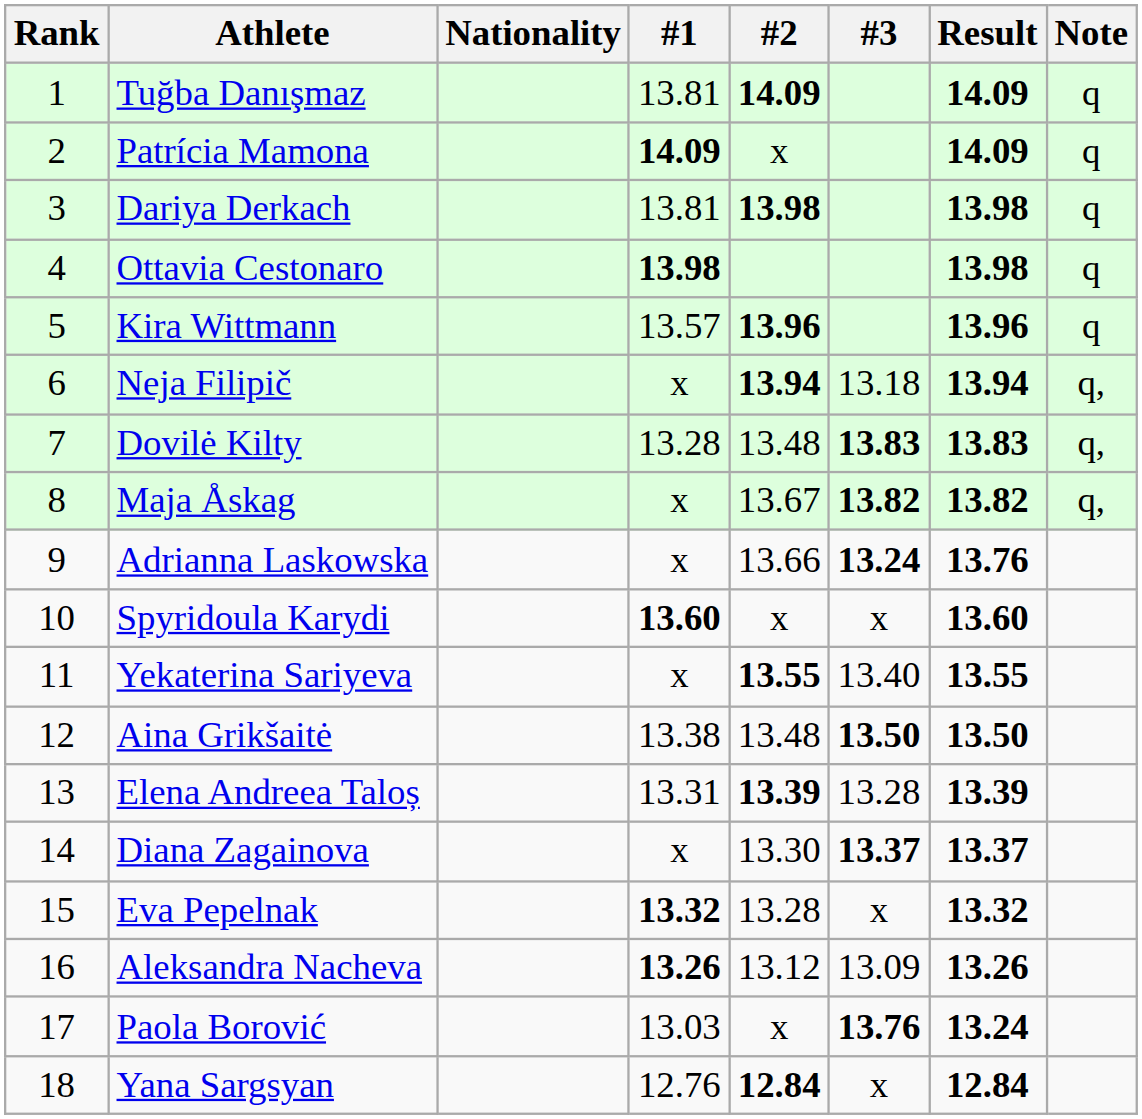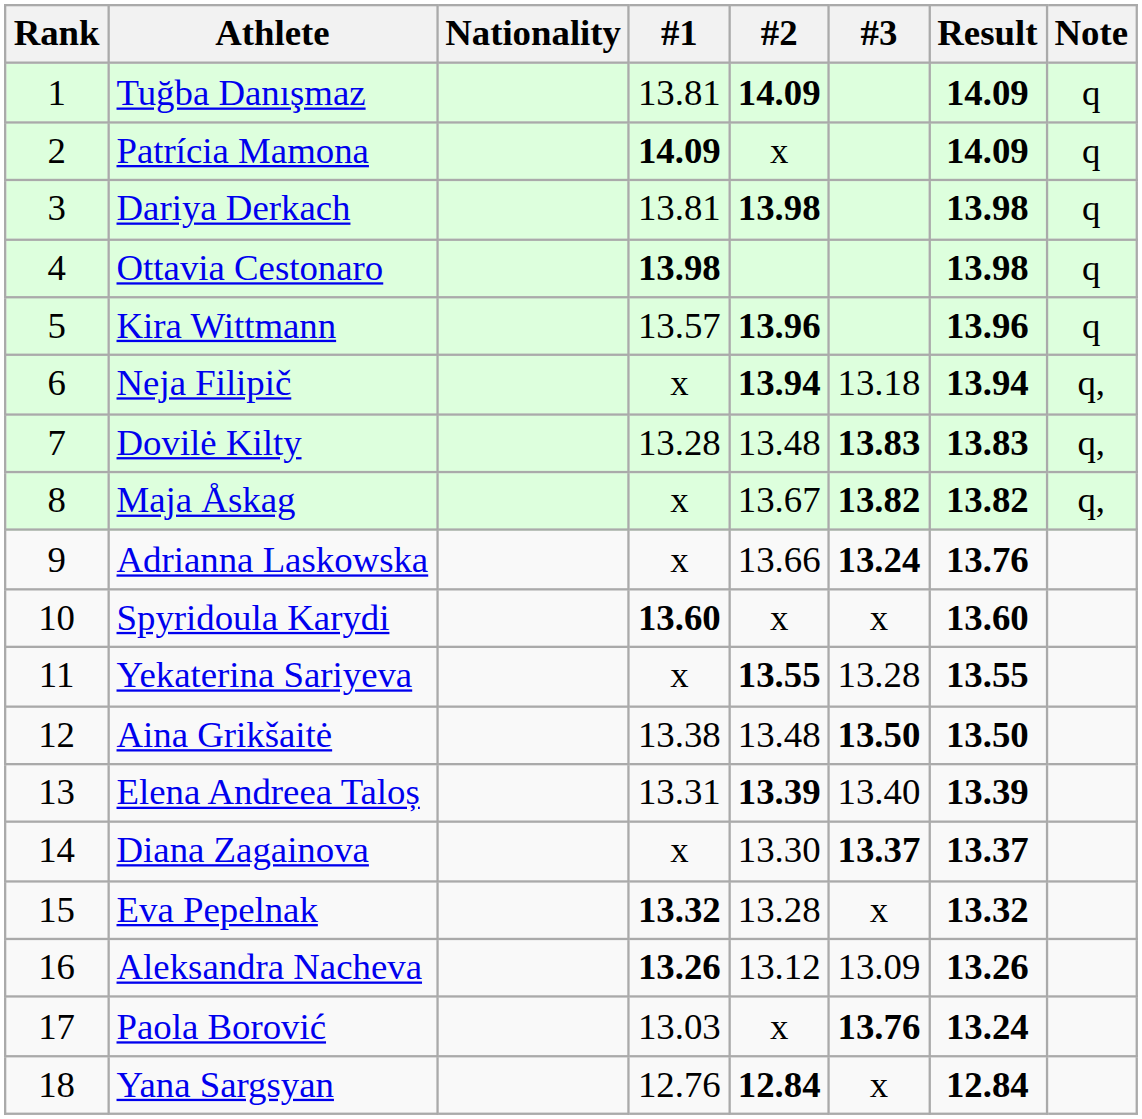(879, 675) 13.40 -> (879, 675) 13.28
(879, 792) 13.28 -> (879, 792) 13.40
